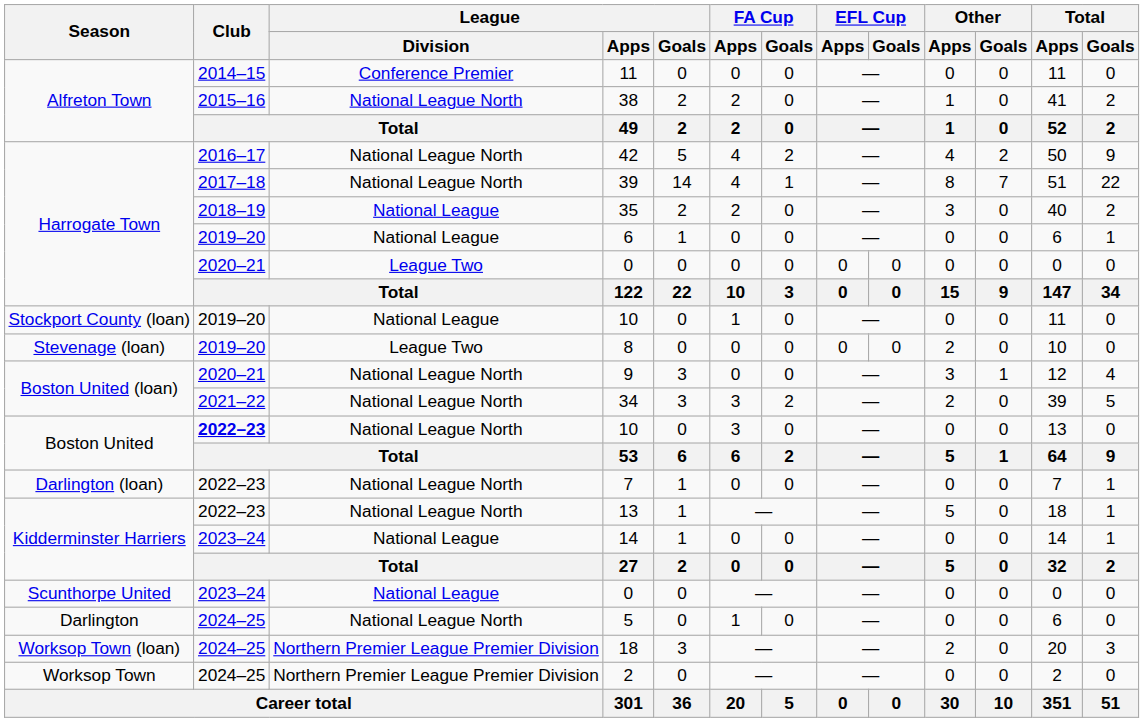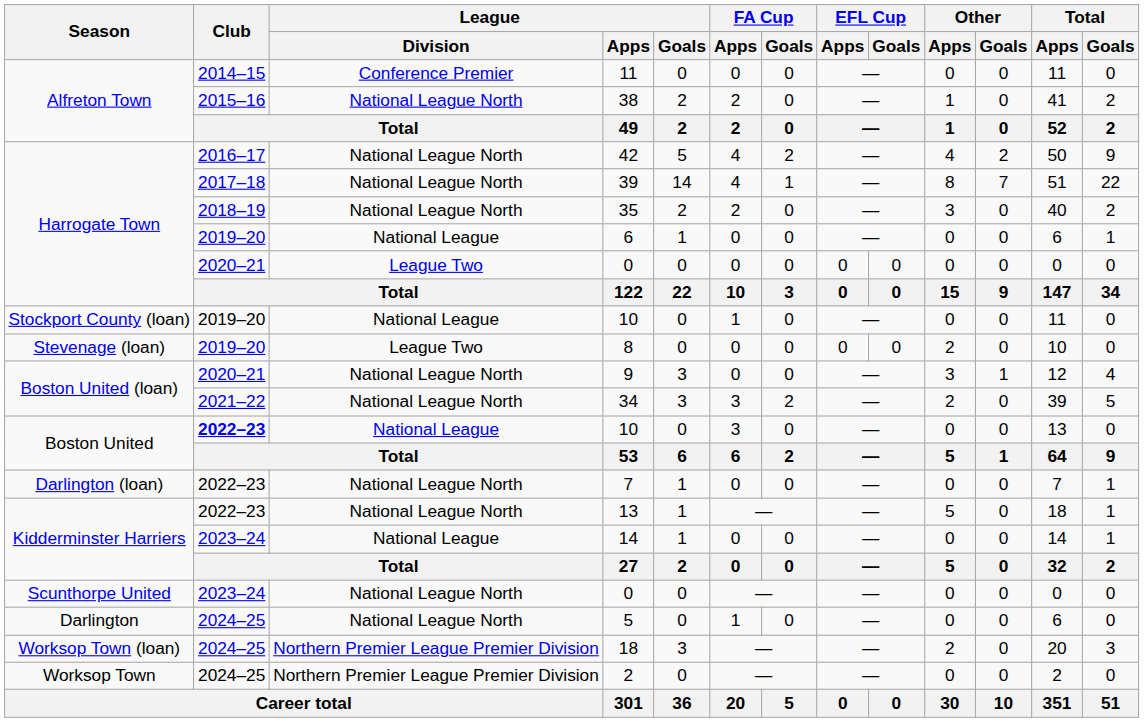(436, 210) National League -> (436, 210) National League North
(436, 429) National League North -> (436, 429) National League
(436, 593) National League -> (436, 593) National League North
